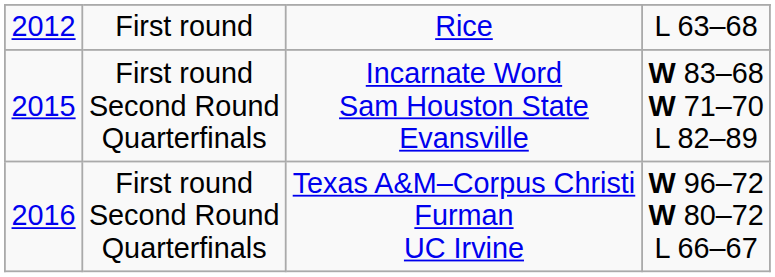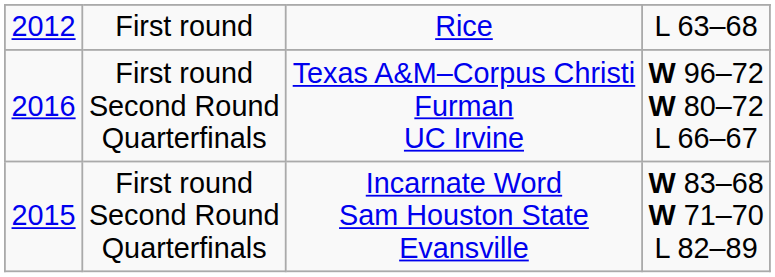rows swapped: (464, 105) <-> (464, 215)
